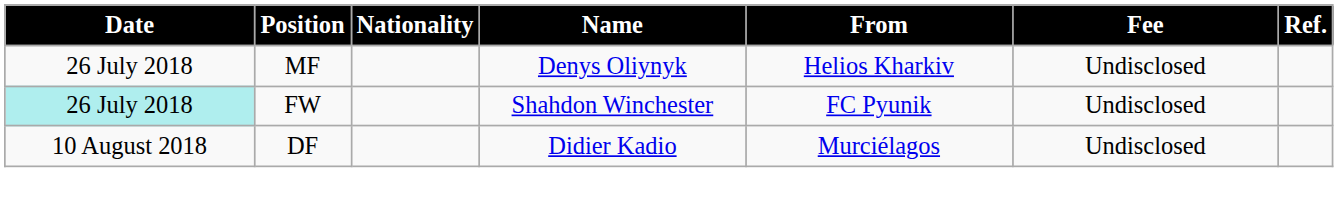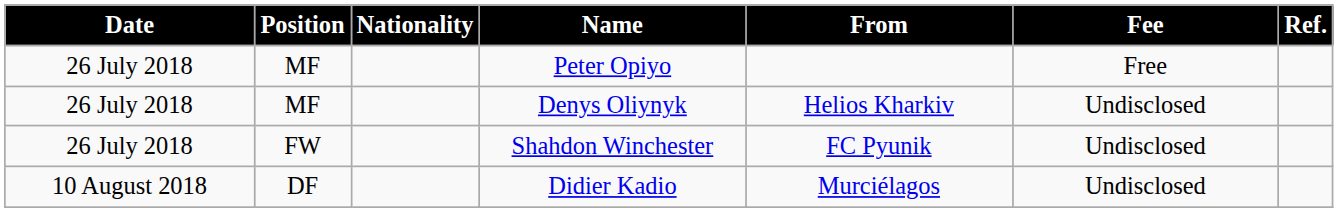+ row: (612, 65)
(130, 105) paleturquoise background -> (130, 146) no background
